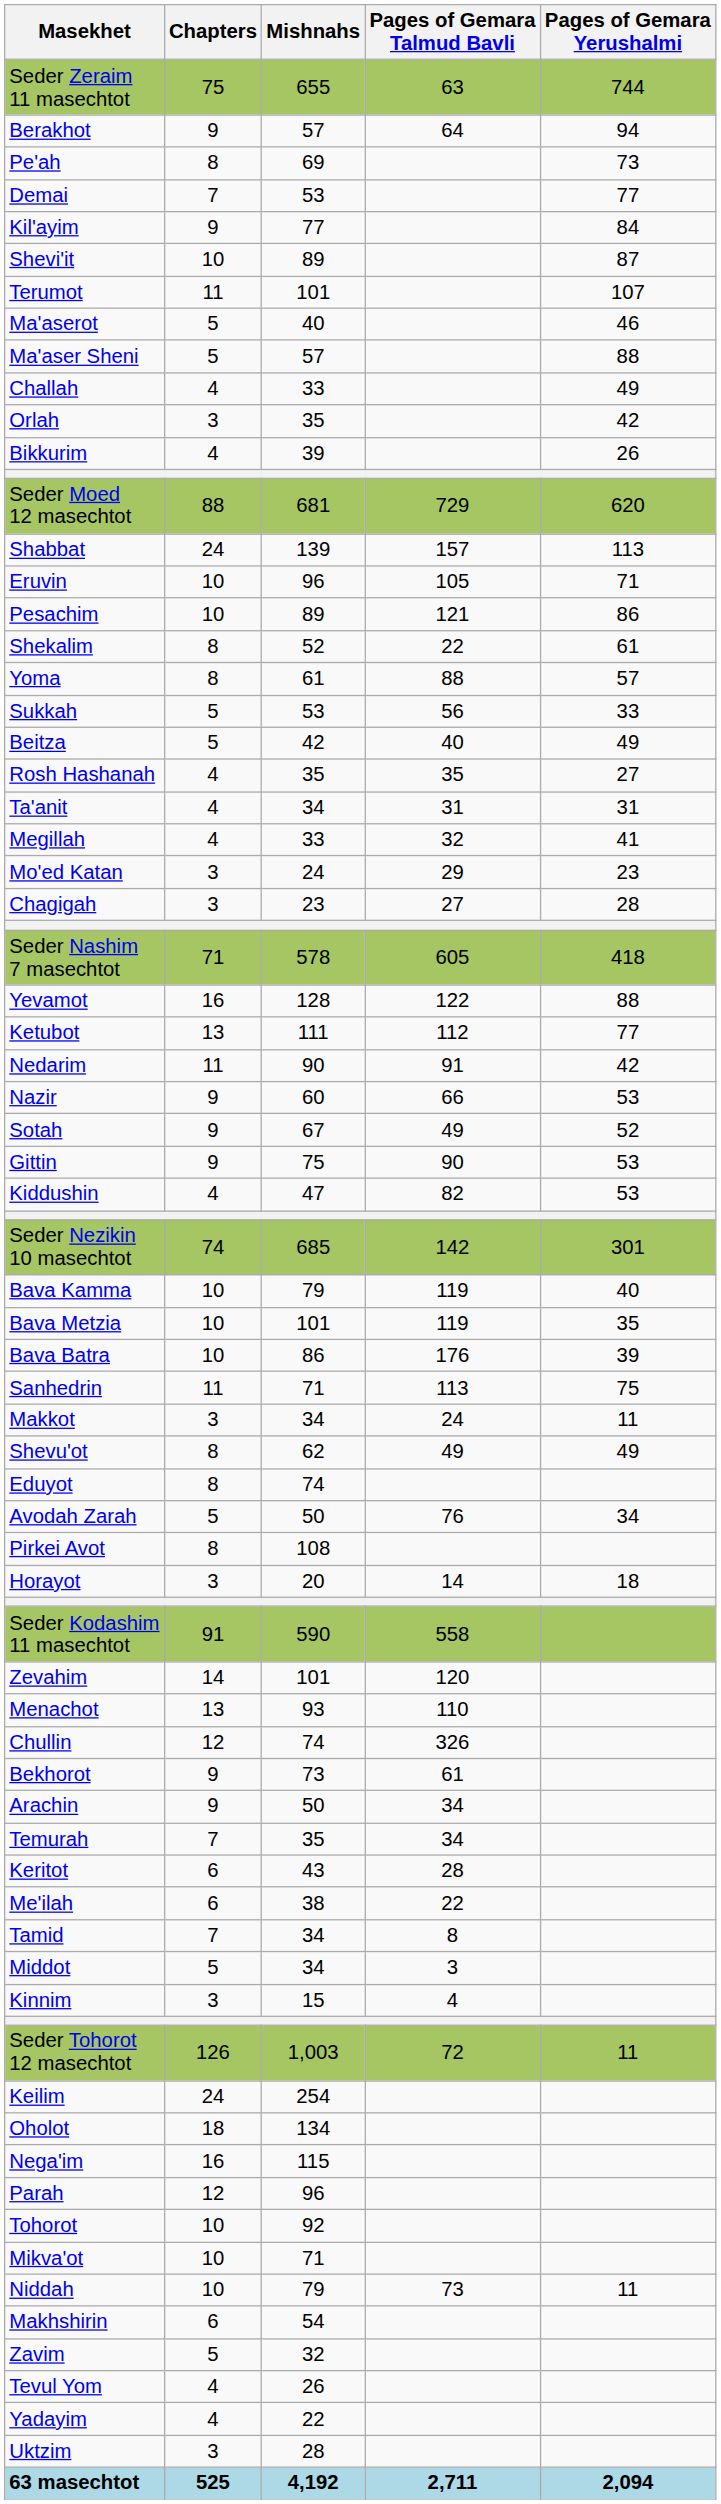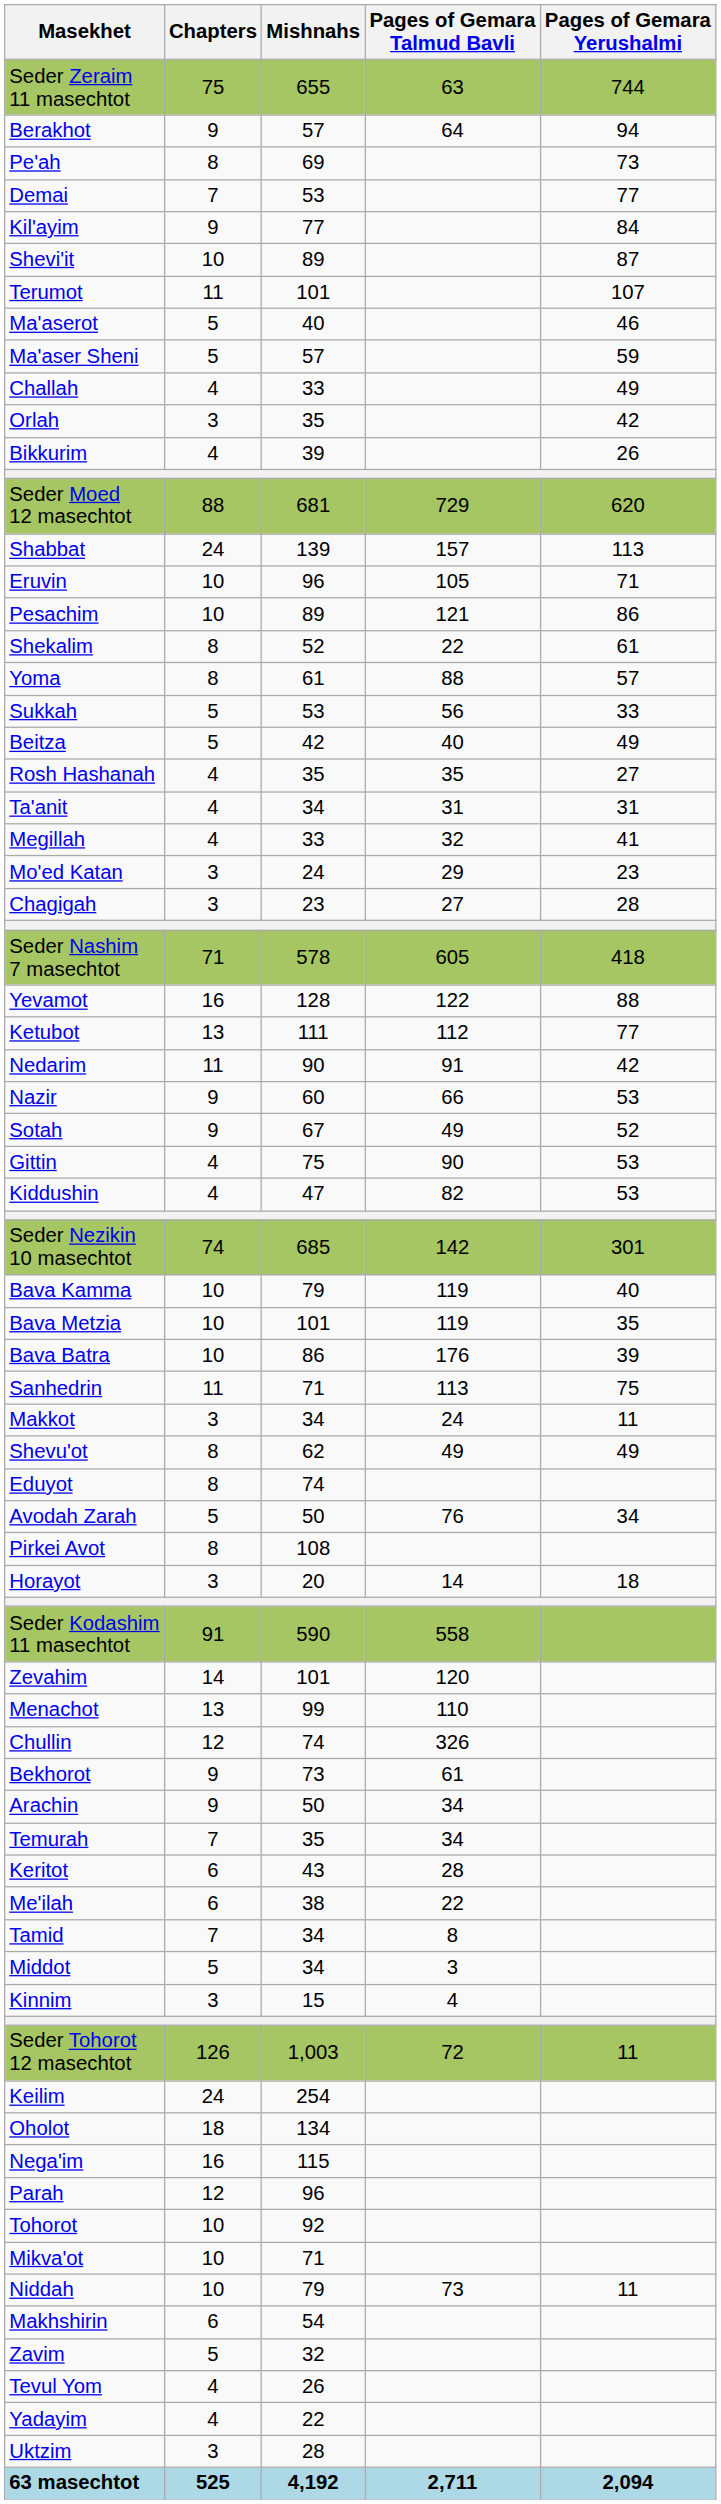(628, 356) 88 -> (628, 356) 59
(213, 1162) 9 -> (213, 1162) 4
(313, 1709) 93 -> (313, 1709) 99
